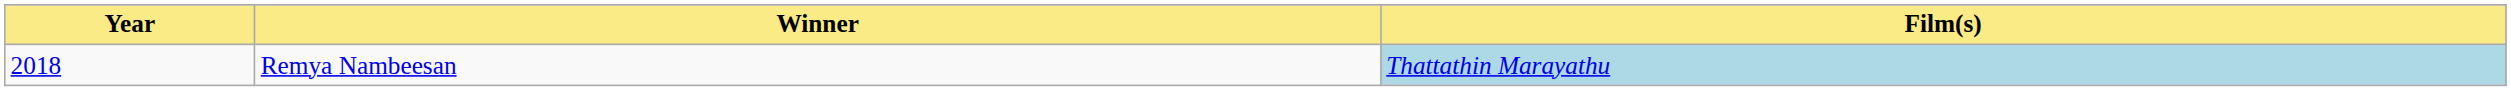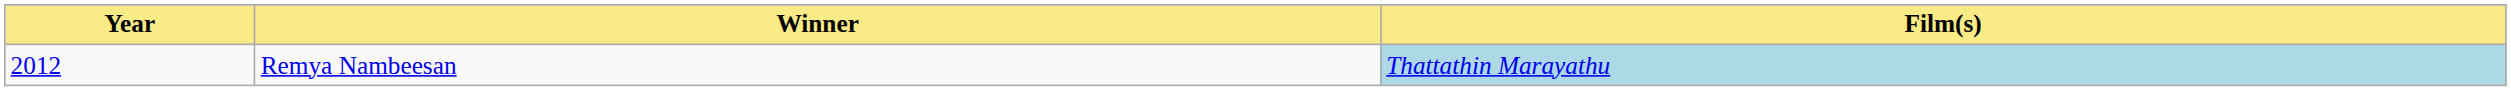(36, 64) 2018 -> (36, 64) 2012
